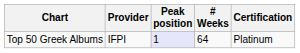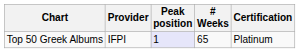(203, 39) 64 -> (203, 39) 65
